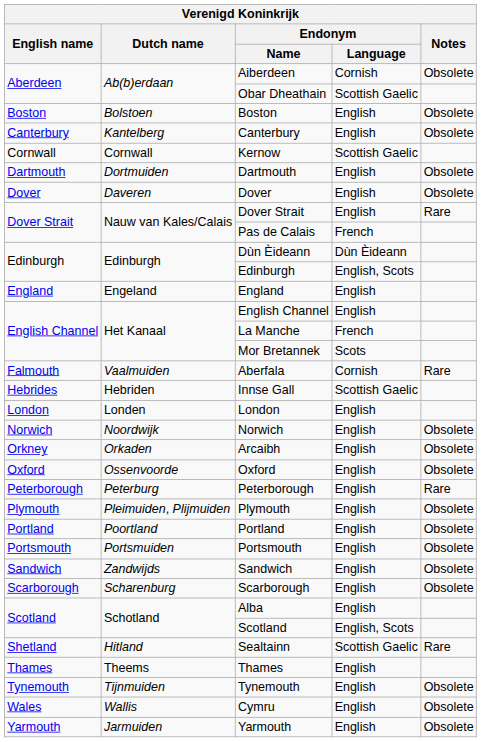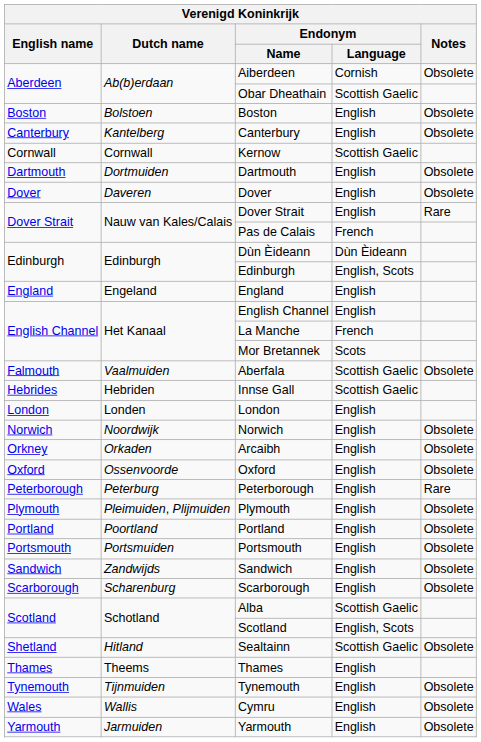(356, 370) Cornish -> (376, 370) Scottish Gaelic
(437, 370) Rare -> (449, 370) Obsolete
(355, 608) English -> (376, 608) Scottish Gaelic
(437, 647) Rare -> (449, 647) Obsolete
